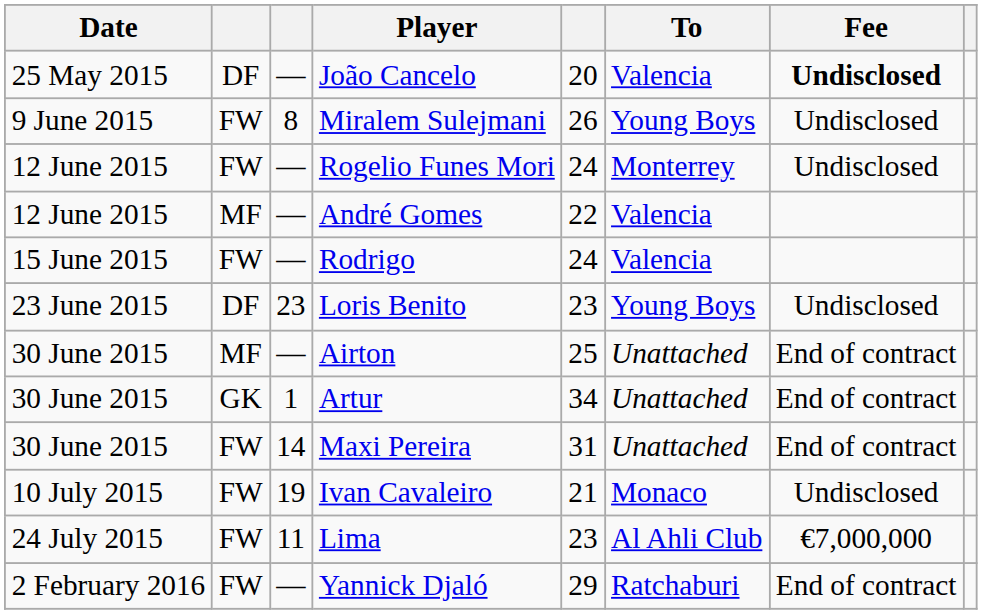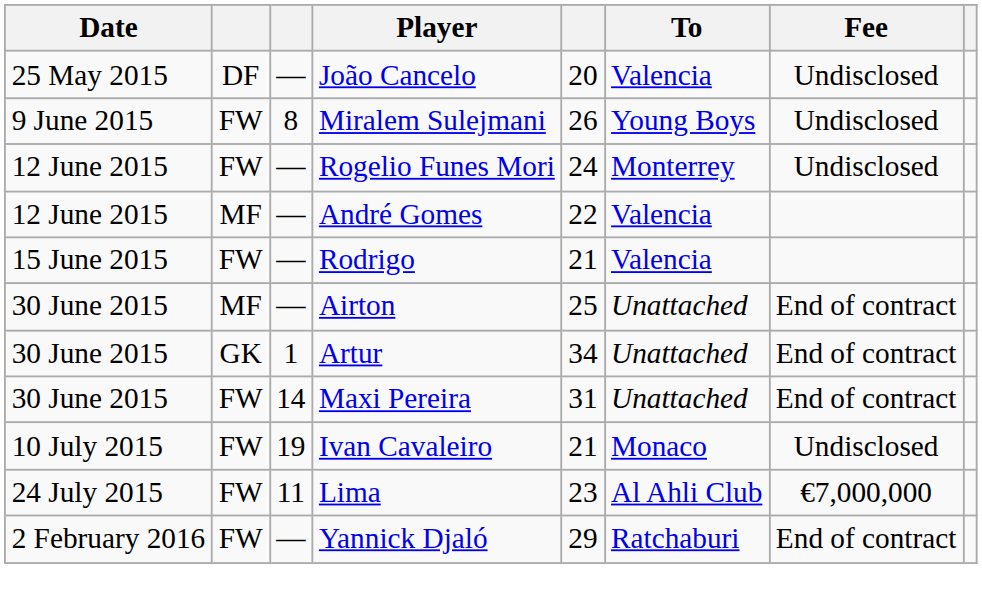(866, 74) bold -> (866, 74) normal
(583, 259) 24 -> (583, 259) 21
- row: (393, 306)
